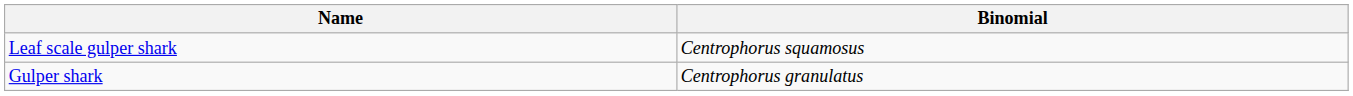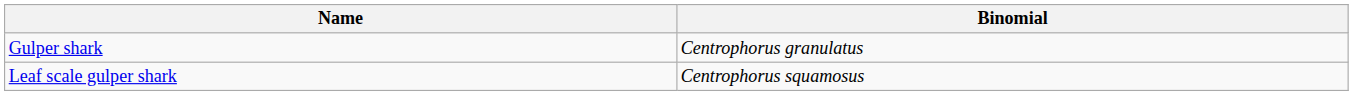rows swapped: (93, 47) <-> (56, 76)
